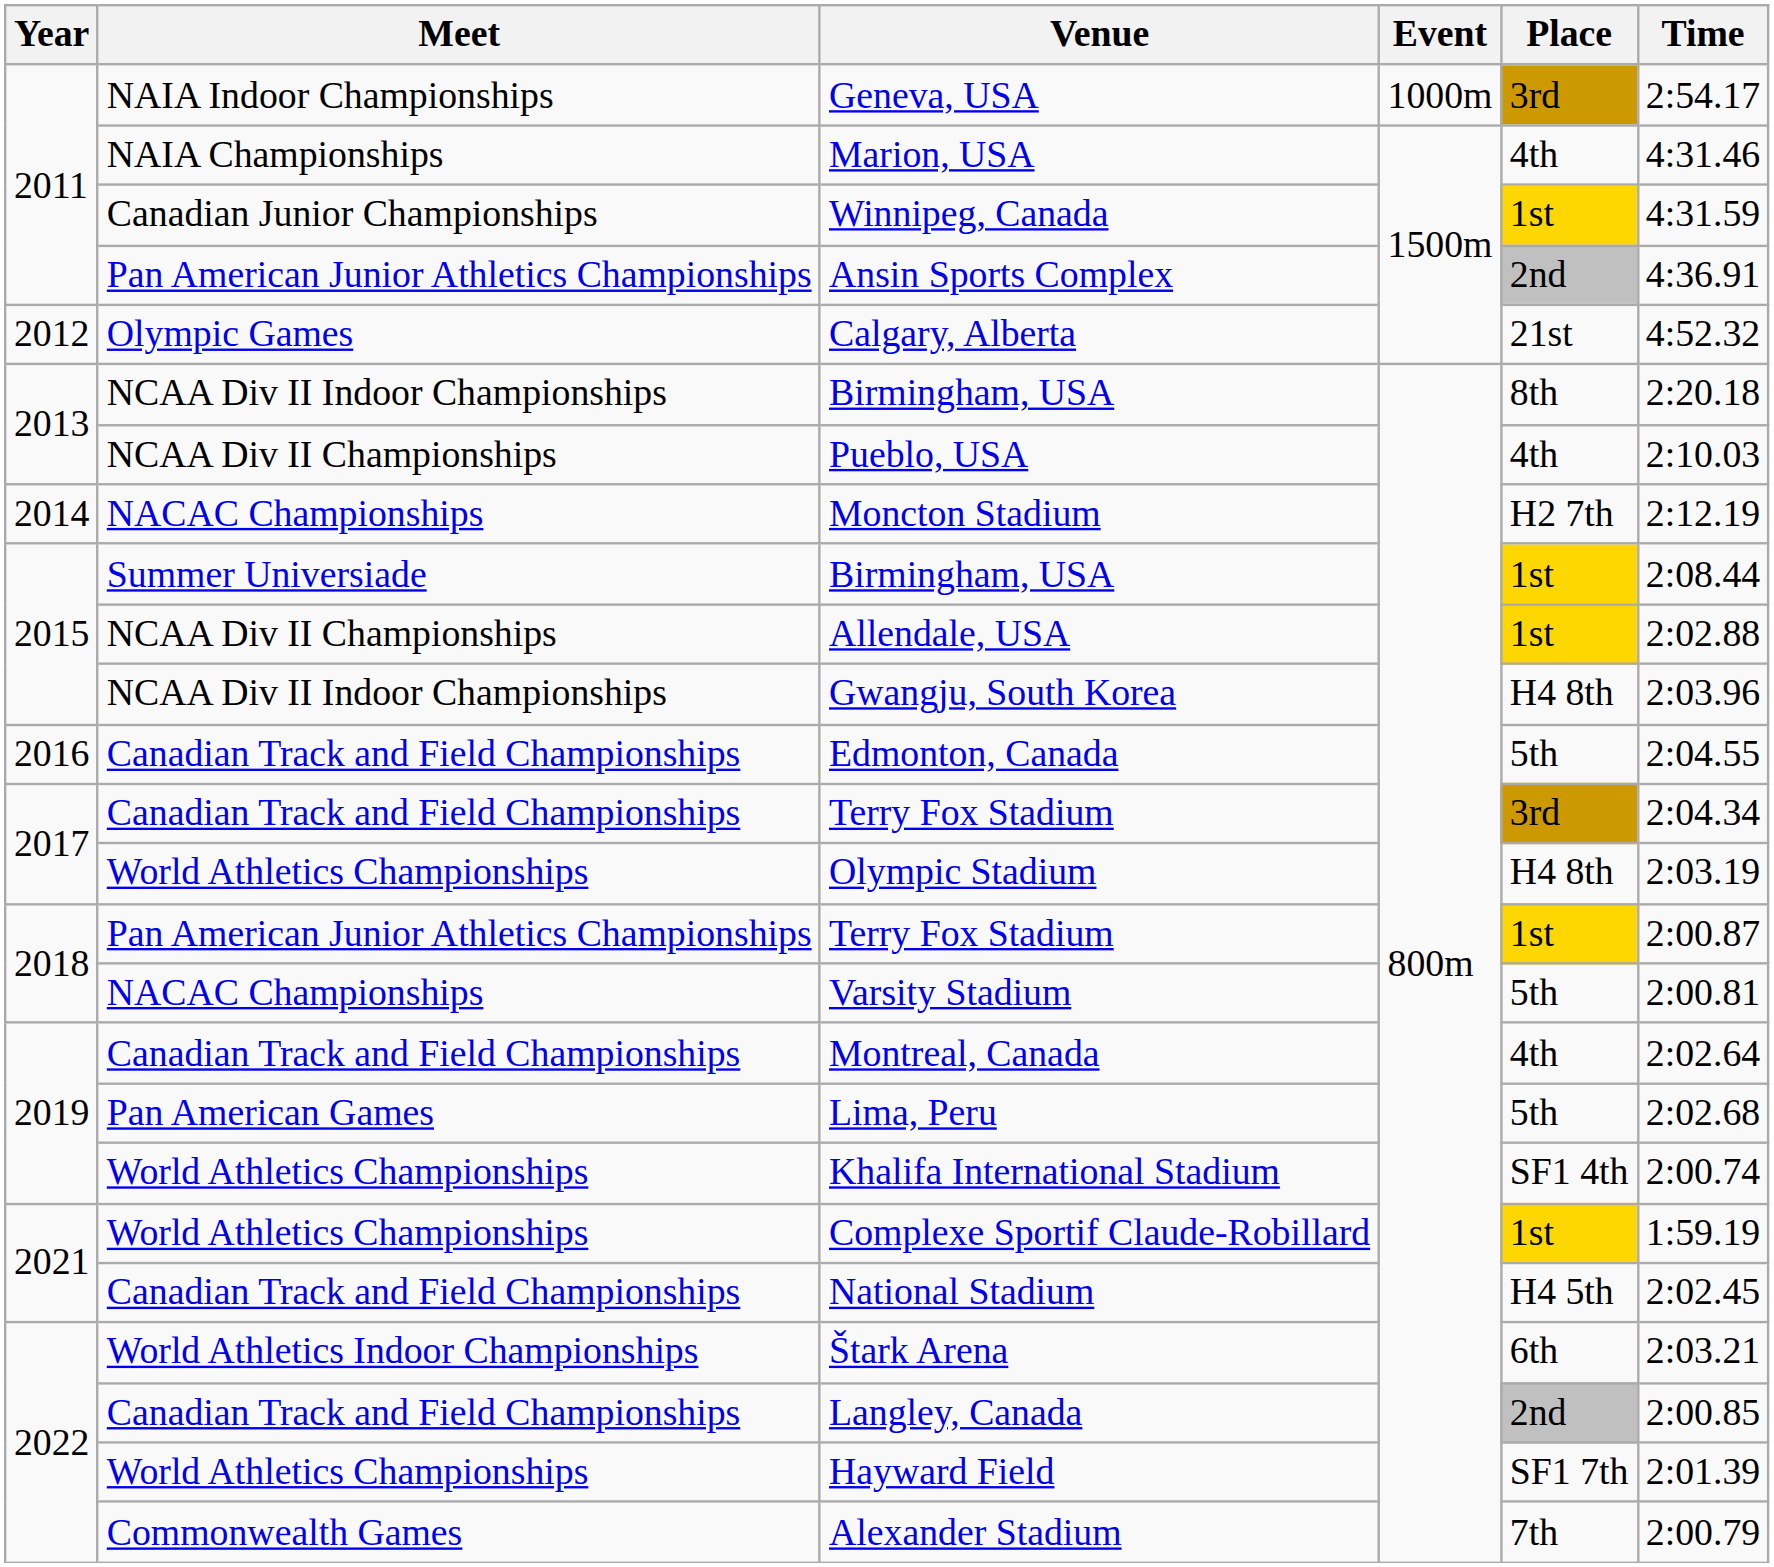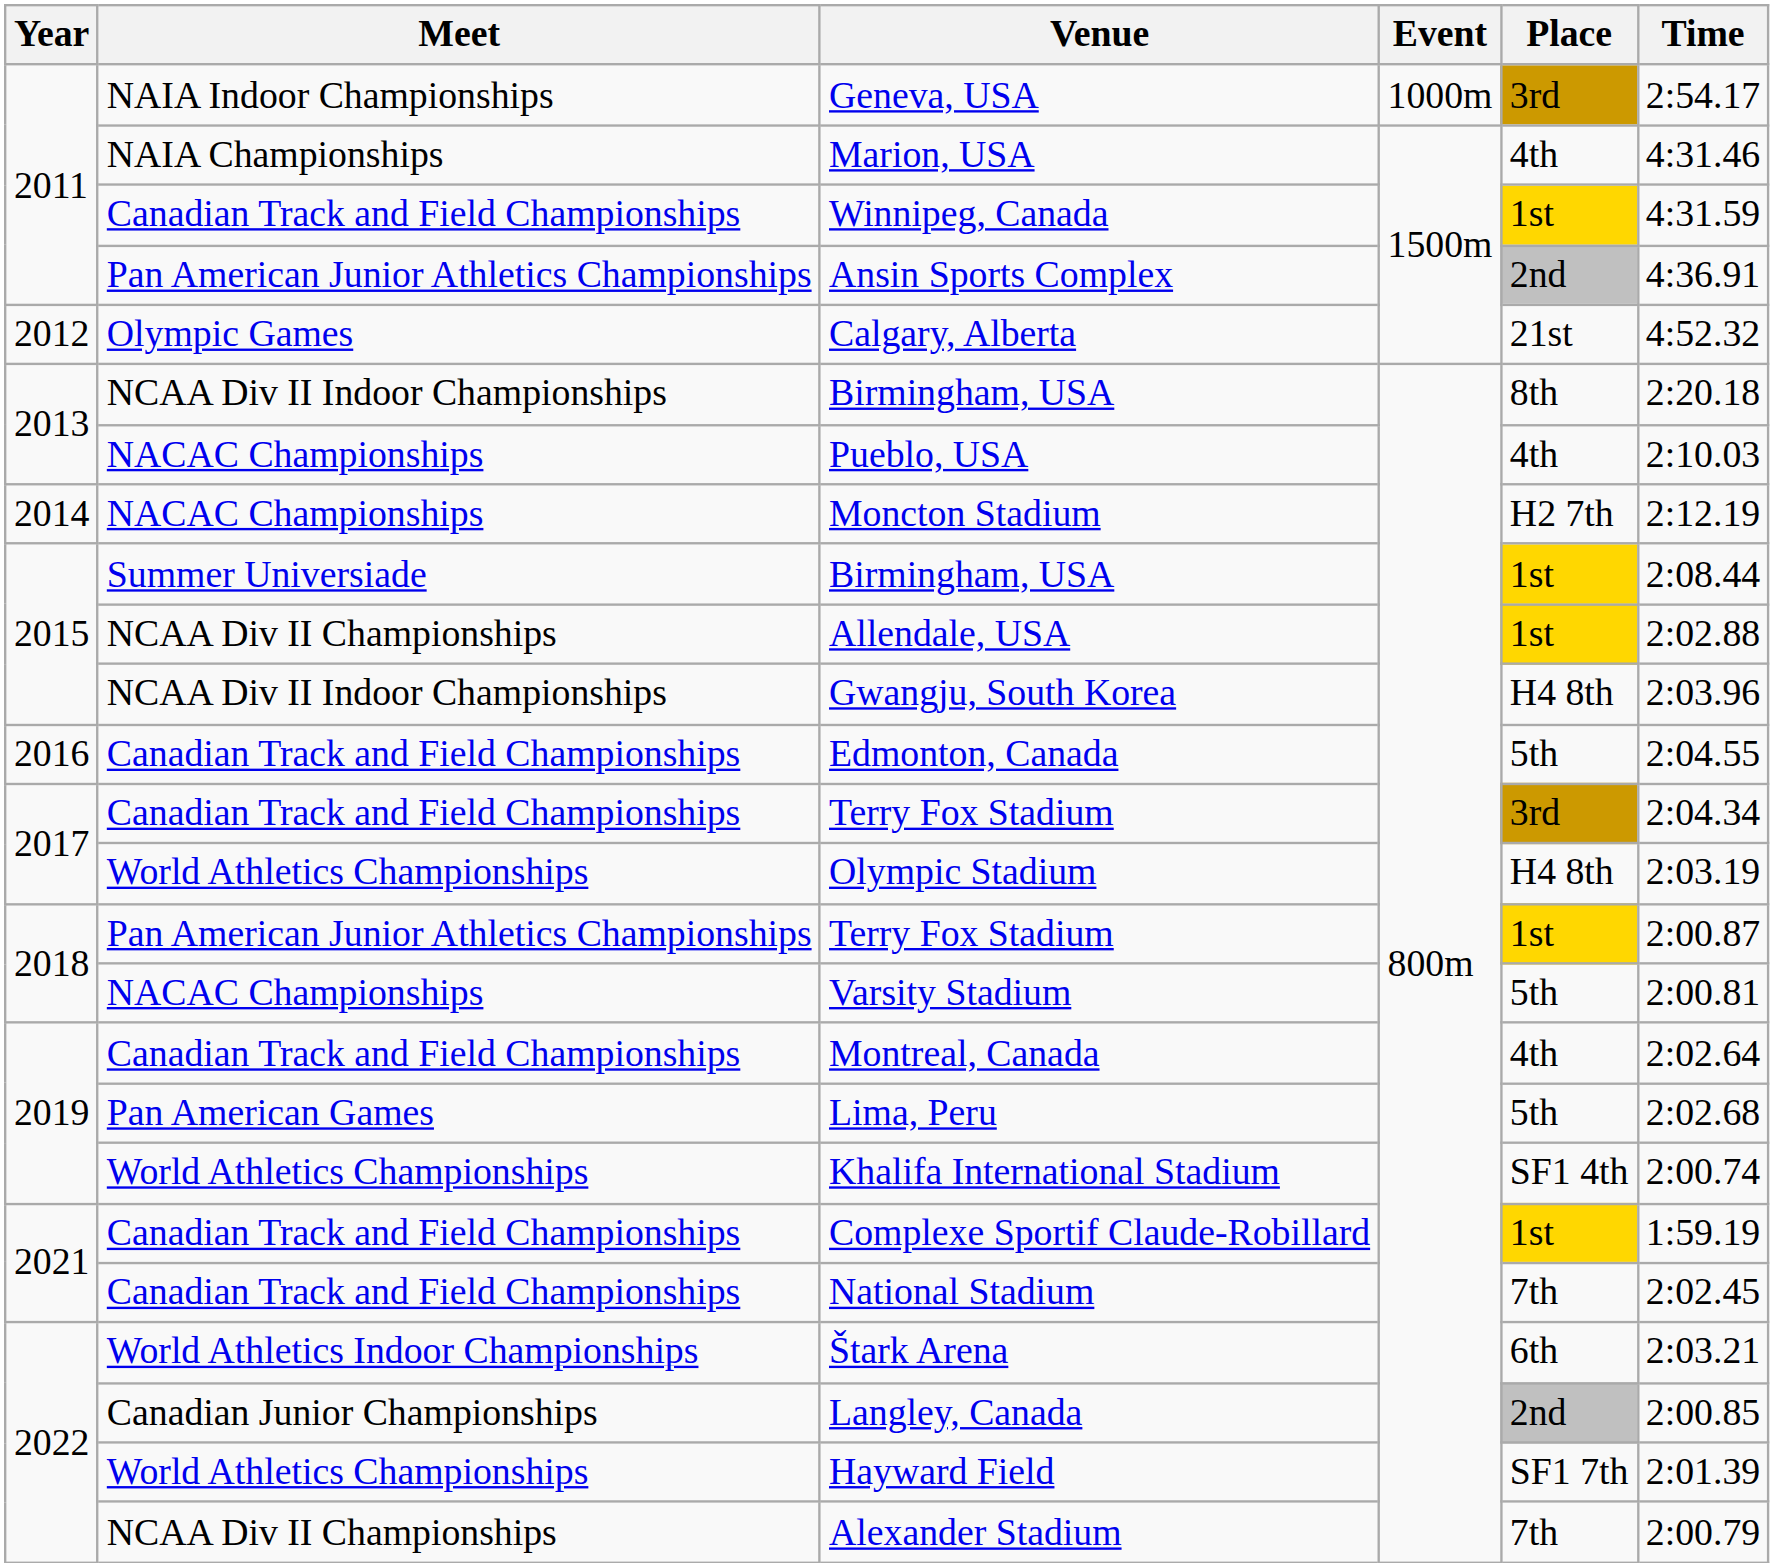(352, 214) Canadian Junior Championships -> (424, 214) Canadian Track and Field Championships
(332, 453) NCAA Div II Championships -> (295, 453) NACAC Championships
(348, 1232) World Athletics Championships -> (424, 1232) Canadian Track and Field Championships
(1562, 1292) H4 5th -> (1534, 1292) 7th
(424, 1411) Canadian Track and Field Championships -> (352, 1411) Canadian Junior Championships
(285, 1531) Commonwealth Games -> (332, 1531) NCAA Div II Championships
